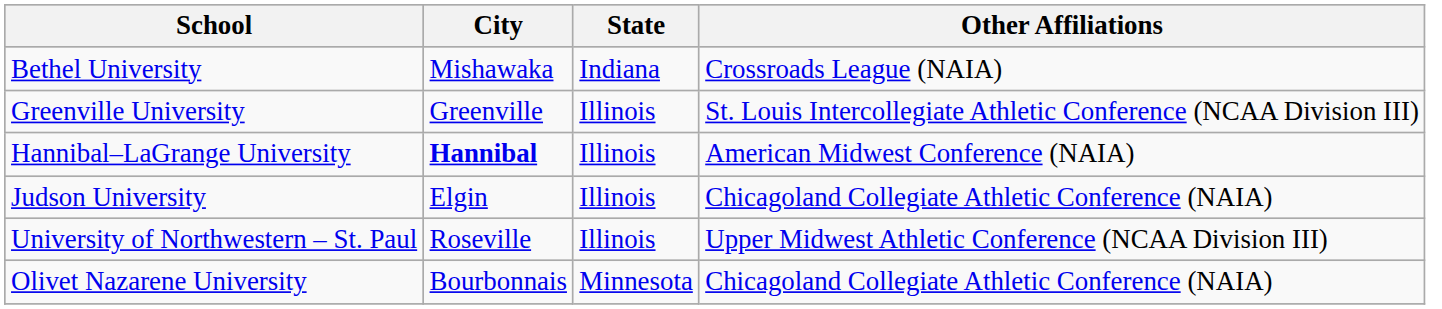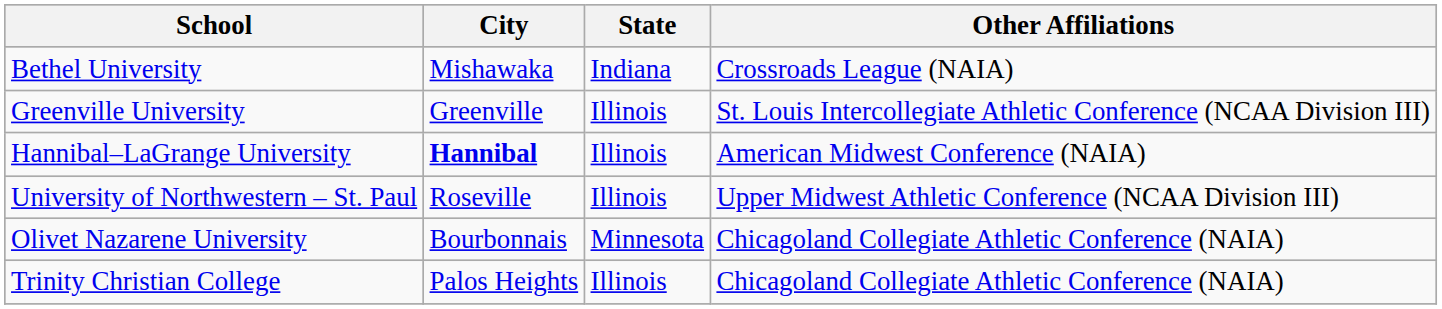- row: (108, 196)
+ row: (146, 281)
